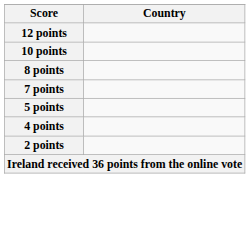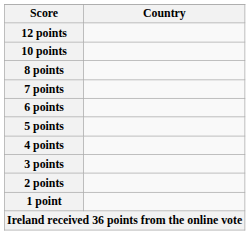+ row: (44, 107)
+ row: (44, 164)
+ row: (44, 201)
